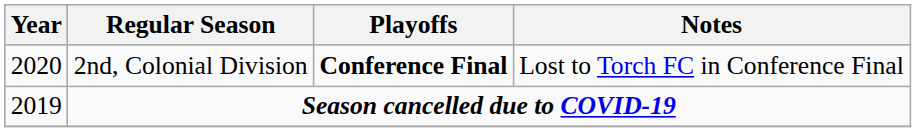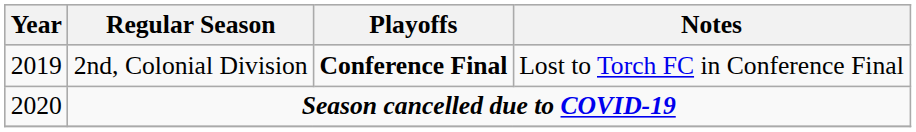(36, 65) 2020 -> (36, 65) 2019
(36, 106) 2019 -> (36, 106) 2020
